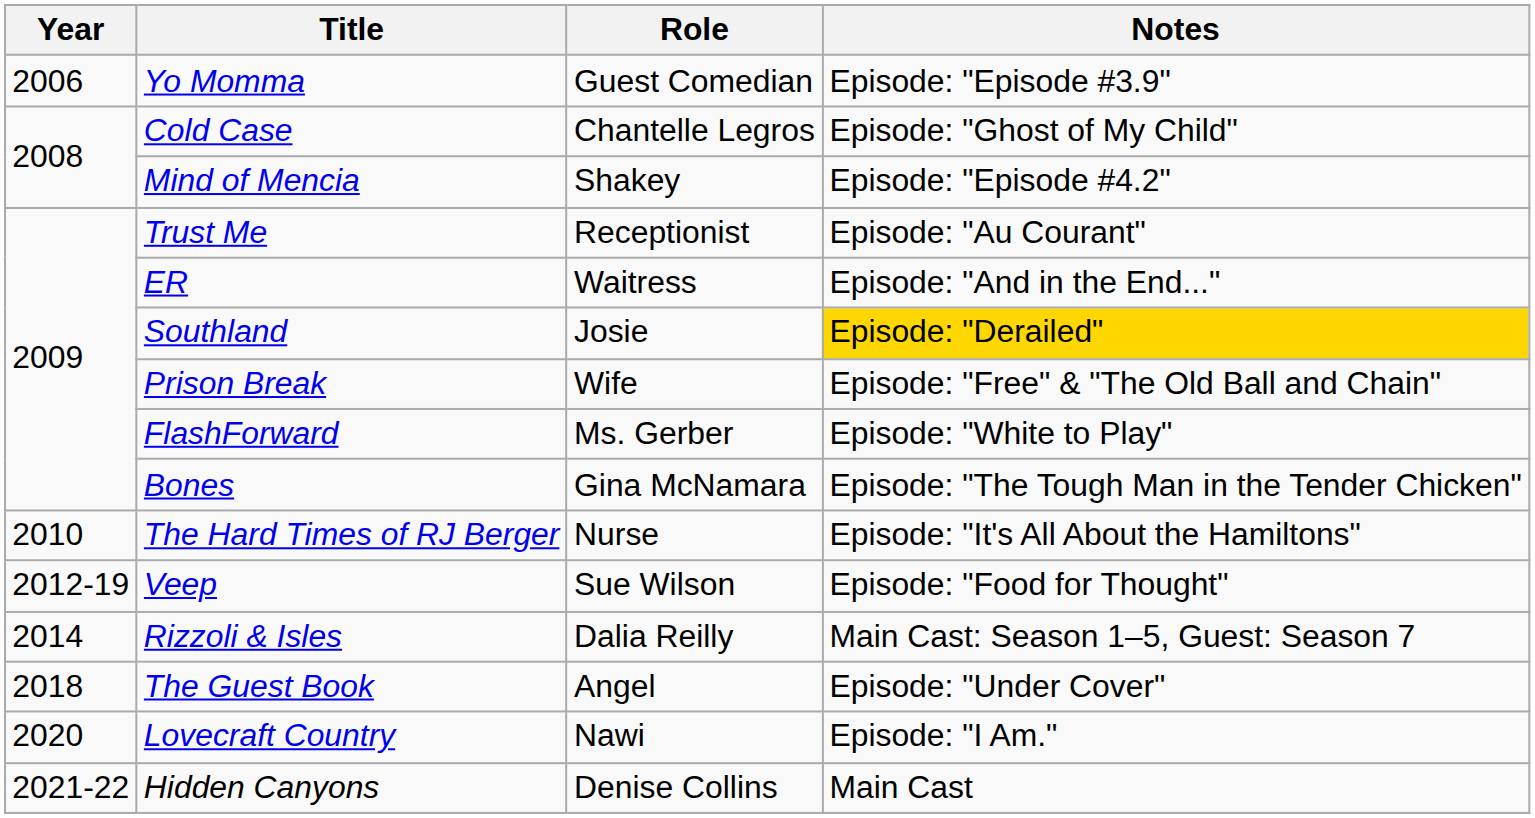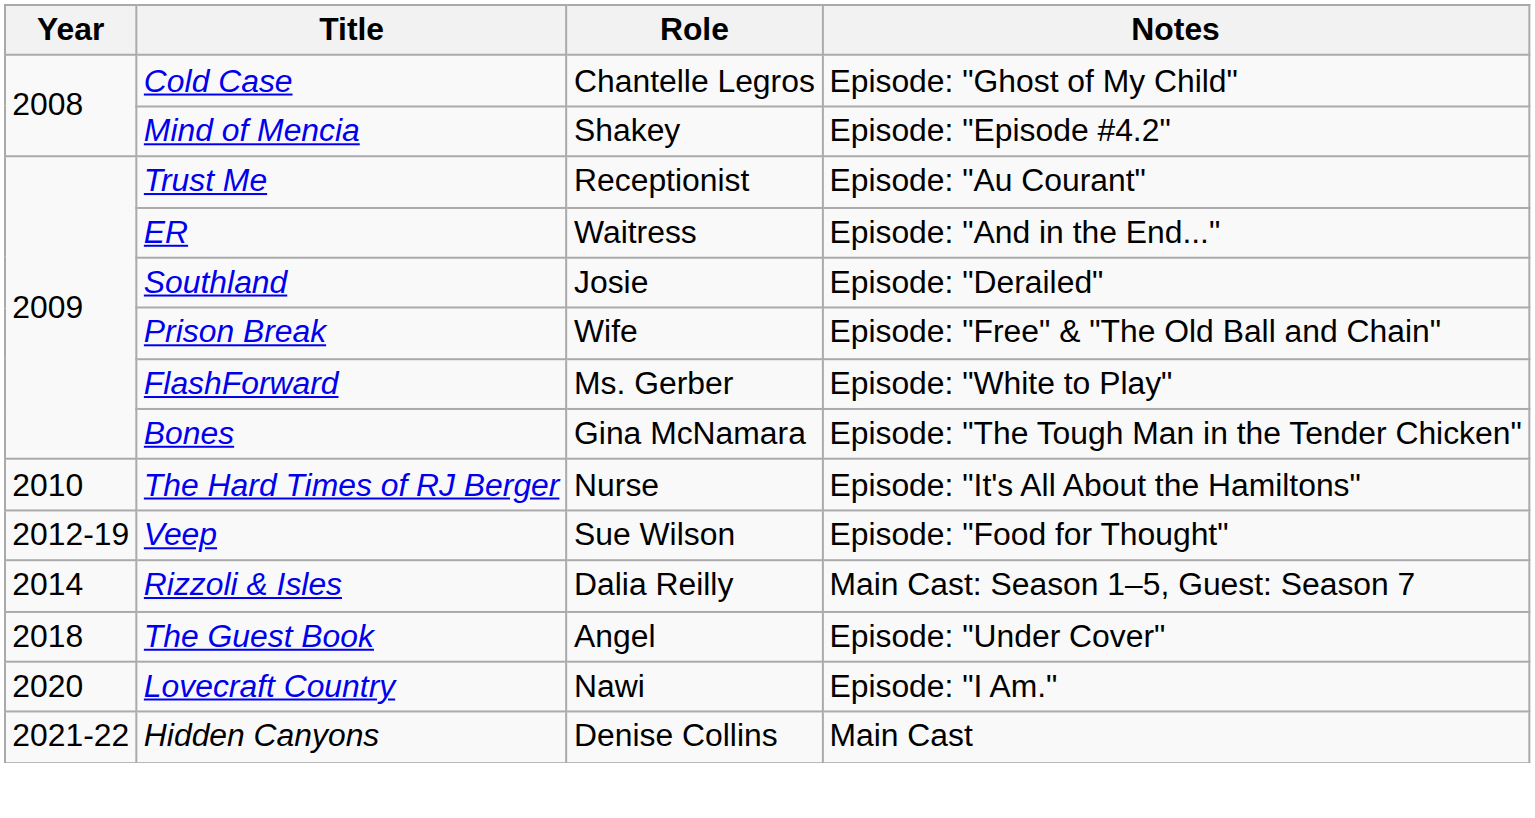- row: (224, 80)
(966, 332) gold background -> (966, 282) no background
